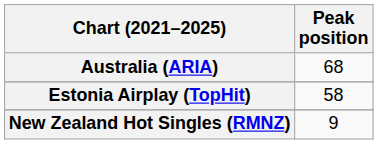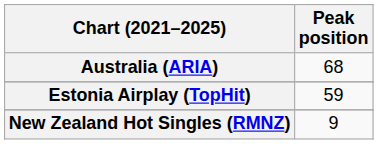(334, 95) 58 -> (334, 95) 59
